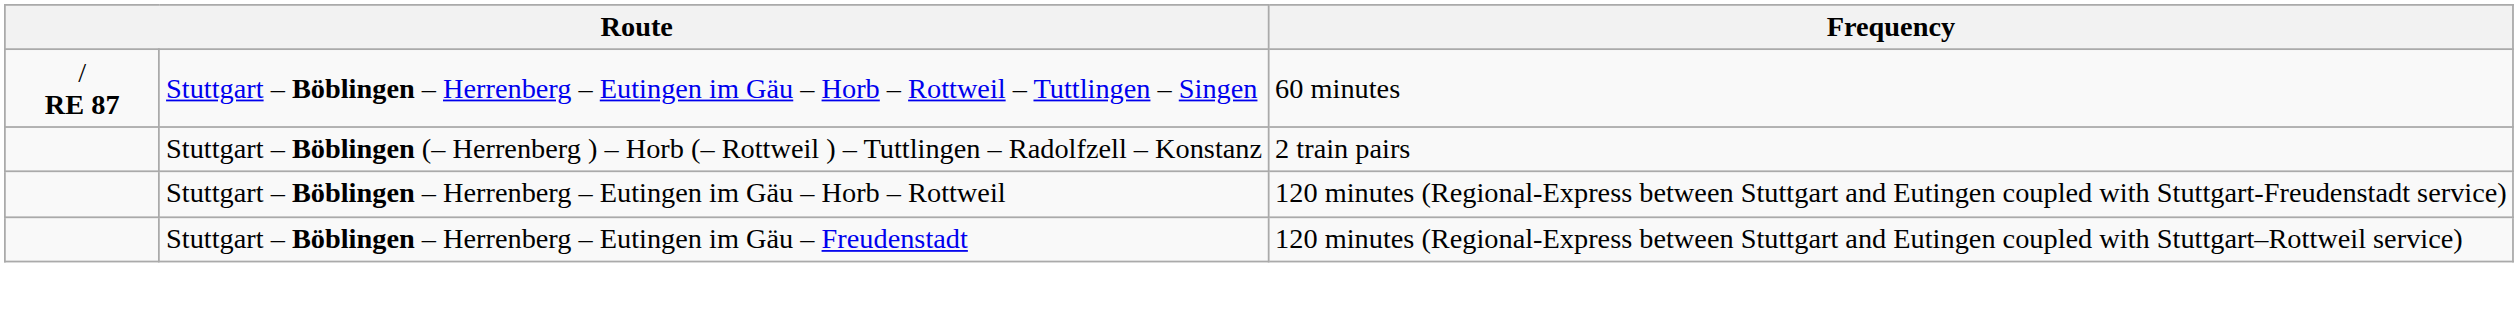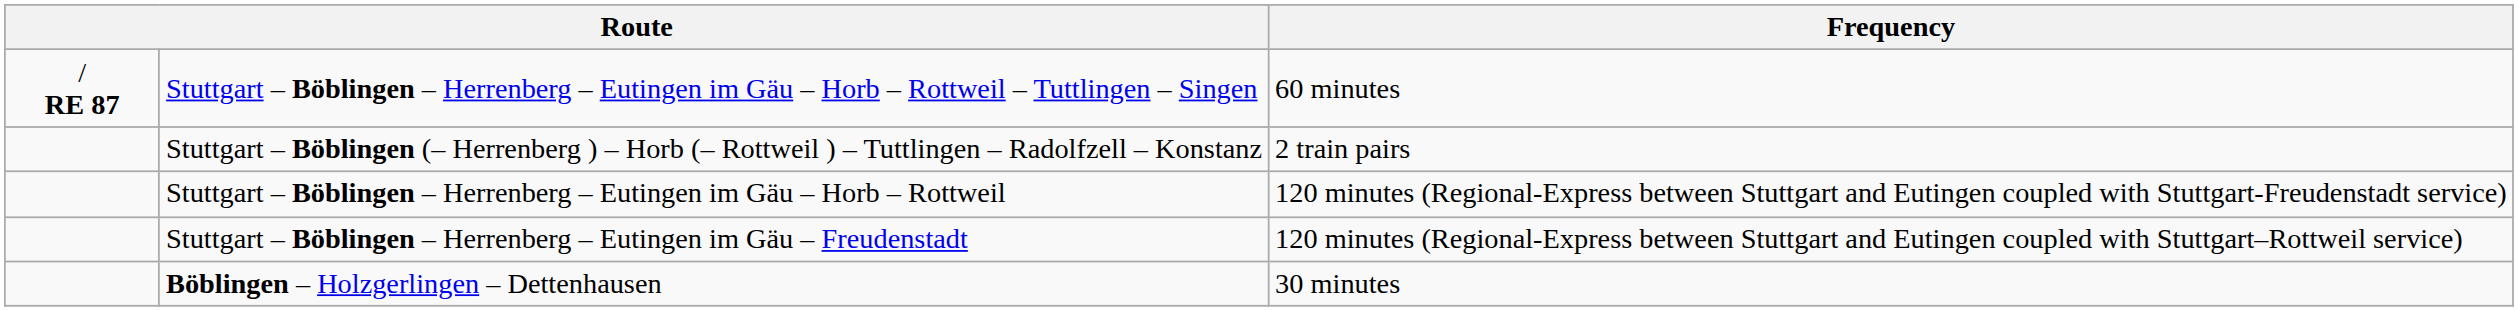+ row: (414, 283)
